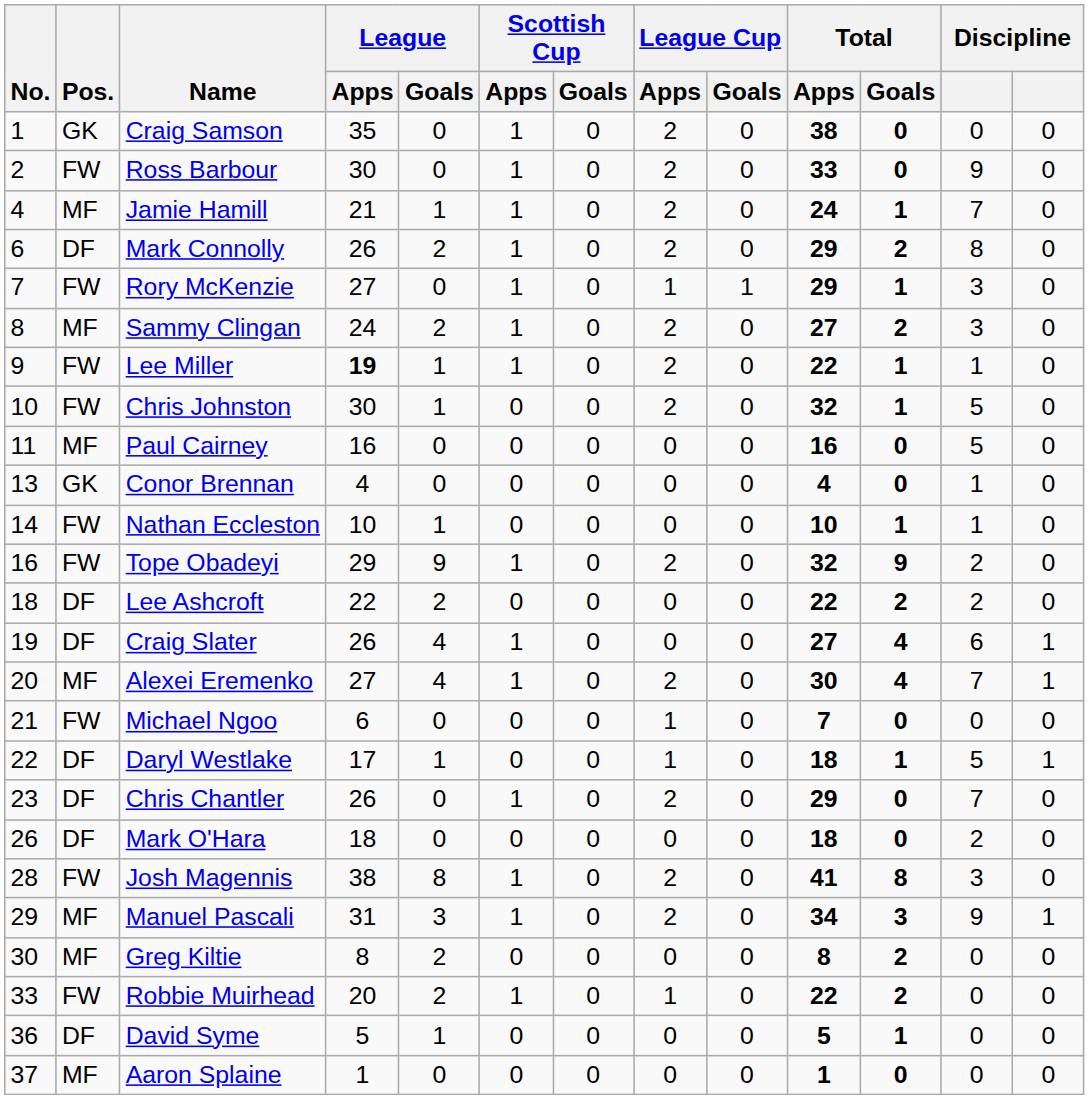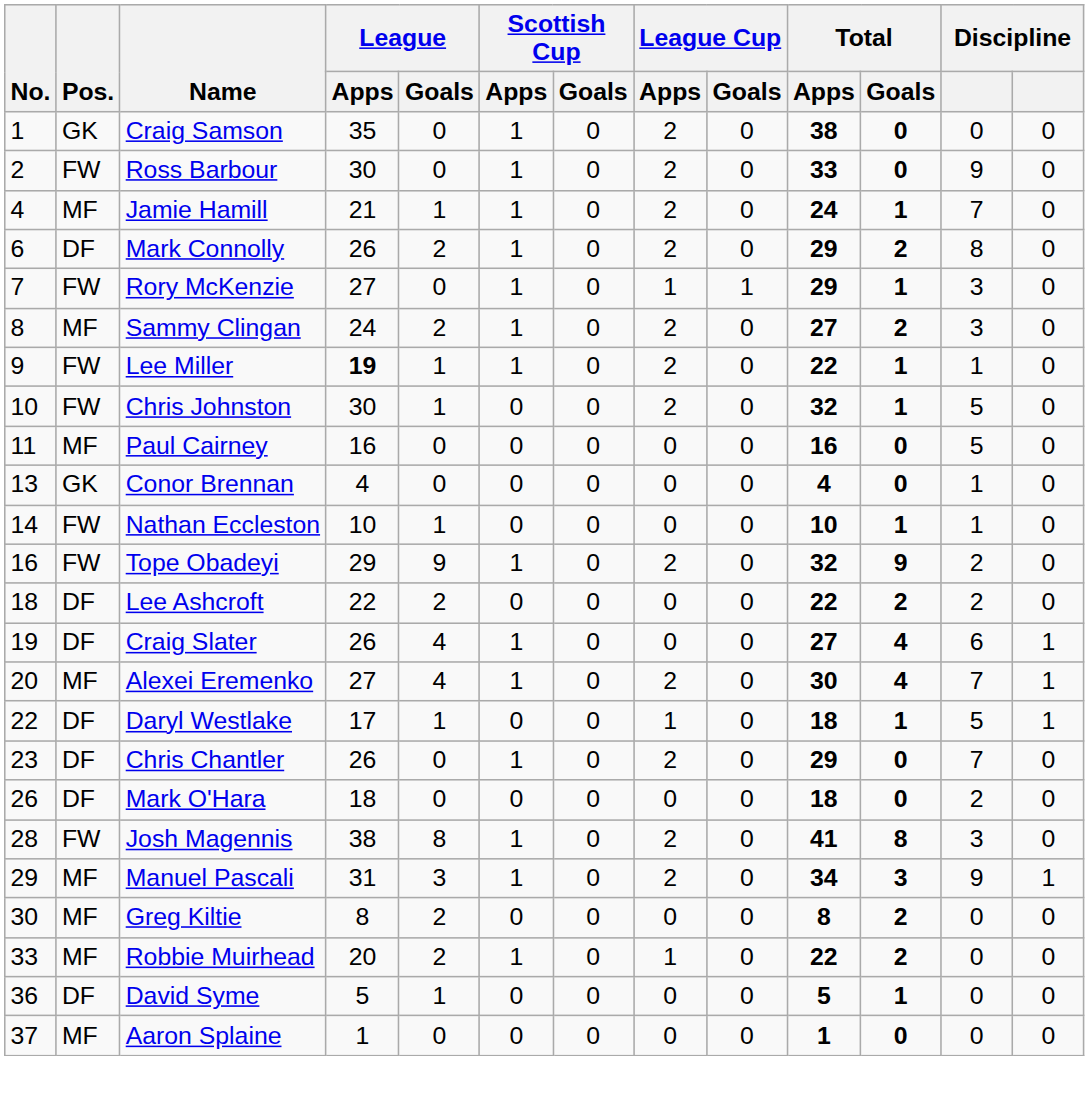- row: (202, 720)
(81, 996) FW -> (80, 956) MF
